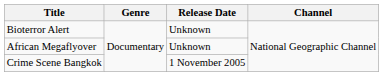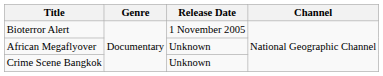(190, 29) Unknown -> (207, 29) 1 November 2005
(207, 63) 1 November 2005 -> (190, 63) Unknown
